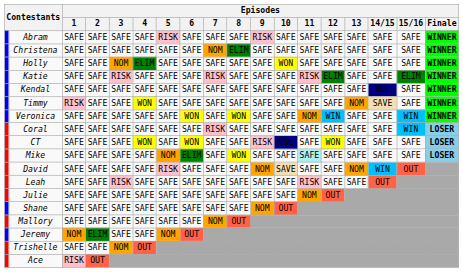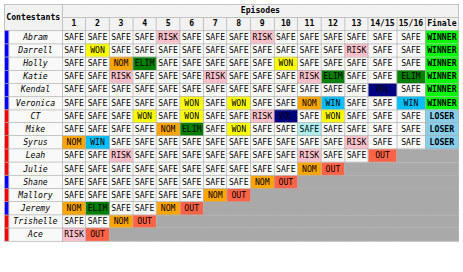- row: (35, 51)
+ row: (35, 51)
- row: (35, 103)
- row: (35, 130)
+ row: (35, 143)
- row: (35, 169)
